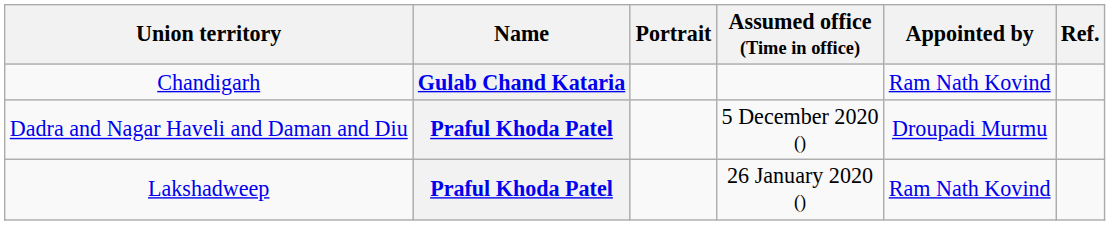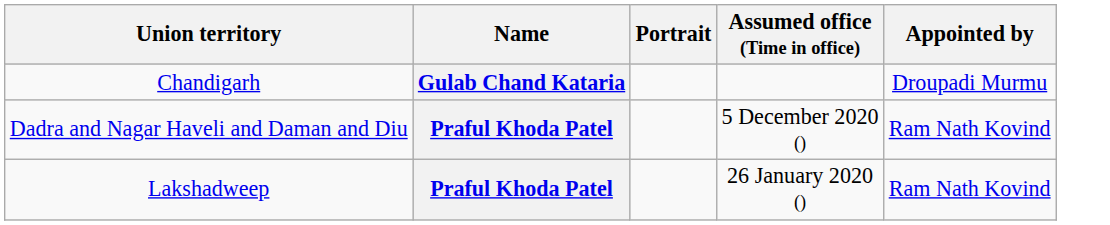- column: (1080, 34)
(970, 81) Ram Nath Kovind -> (970, 81) Droupadi Murmu
(970, 129) Droupadi Murmu -> (970, 129) Ram Nath Kovind
